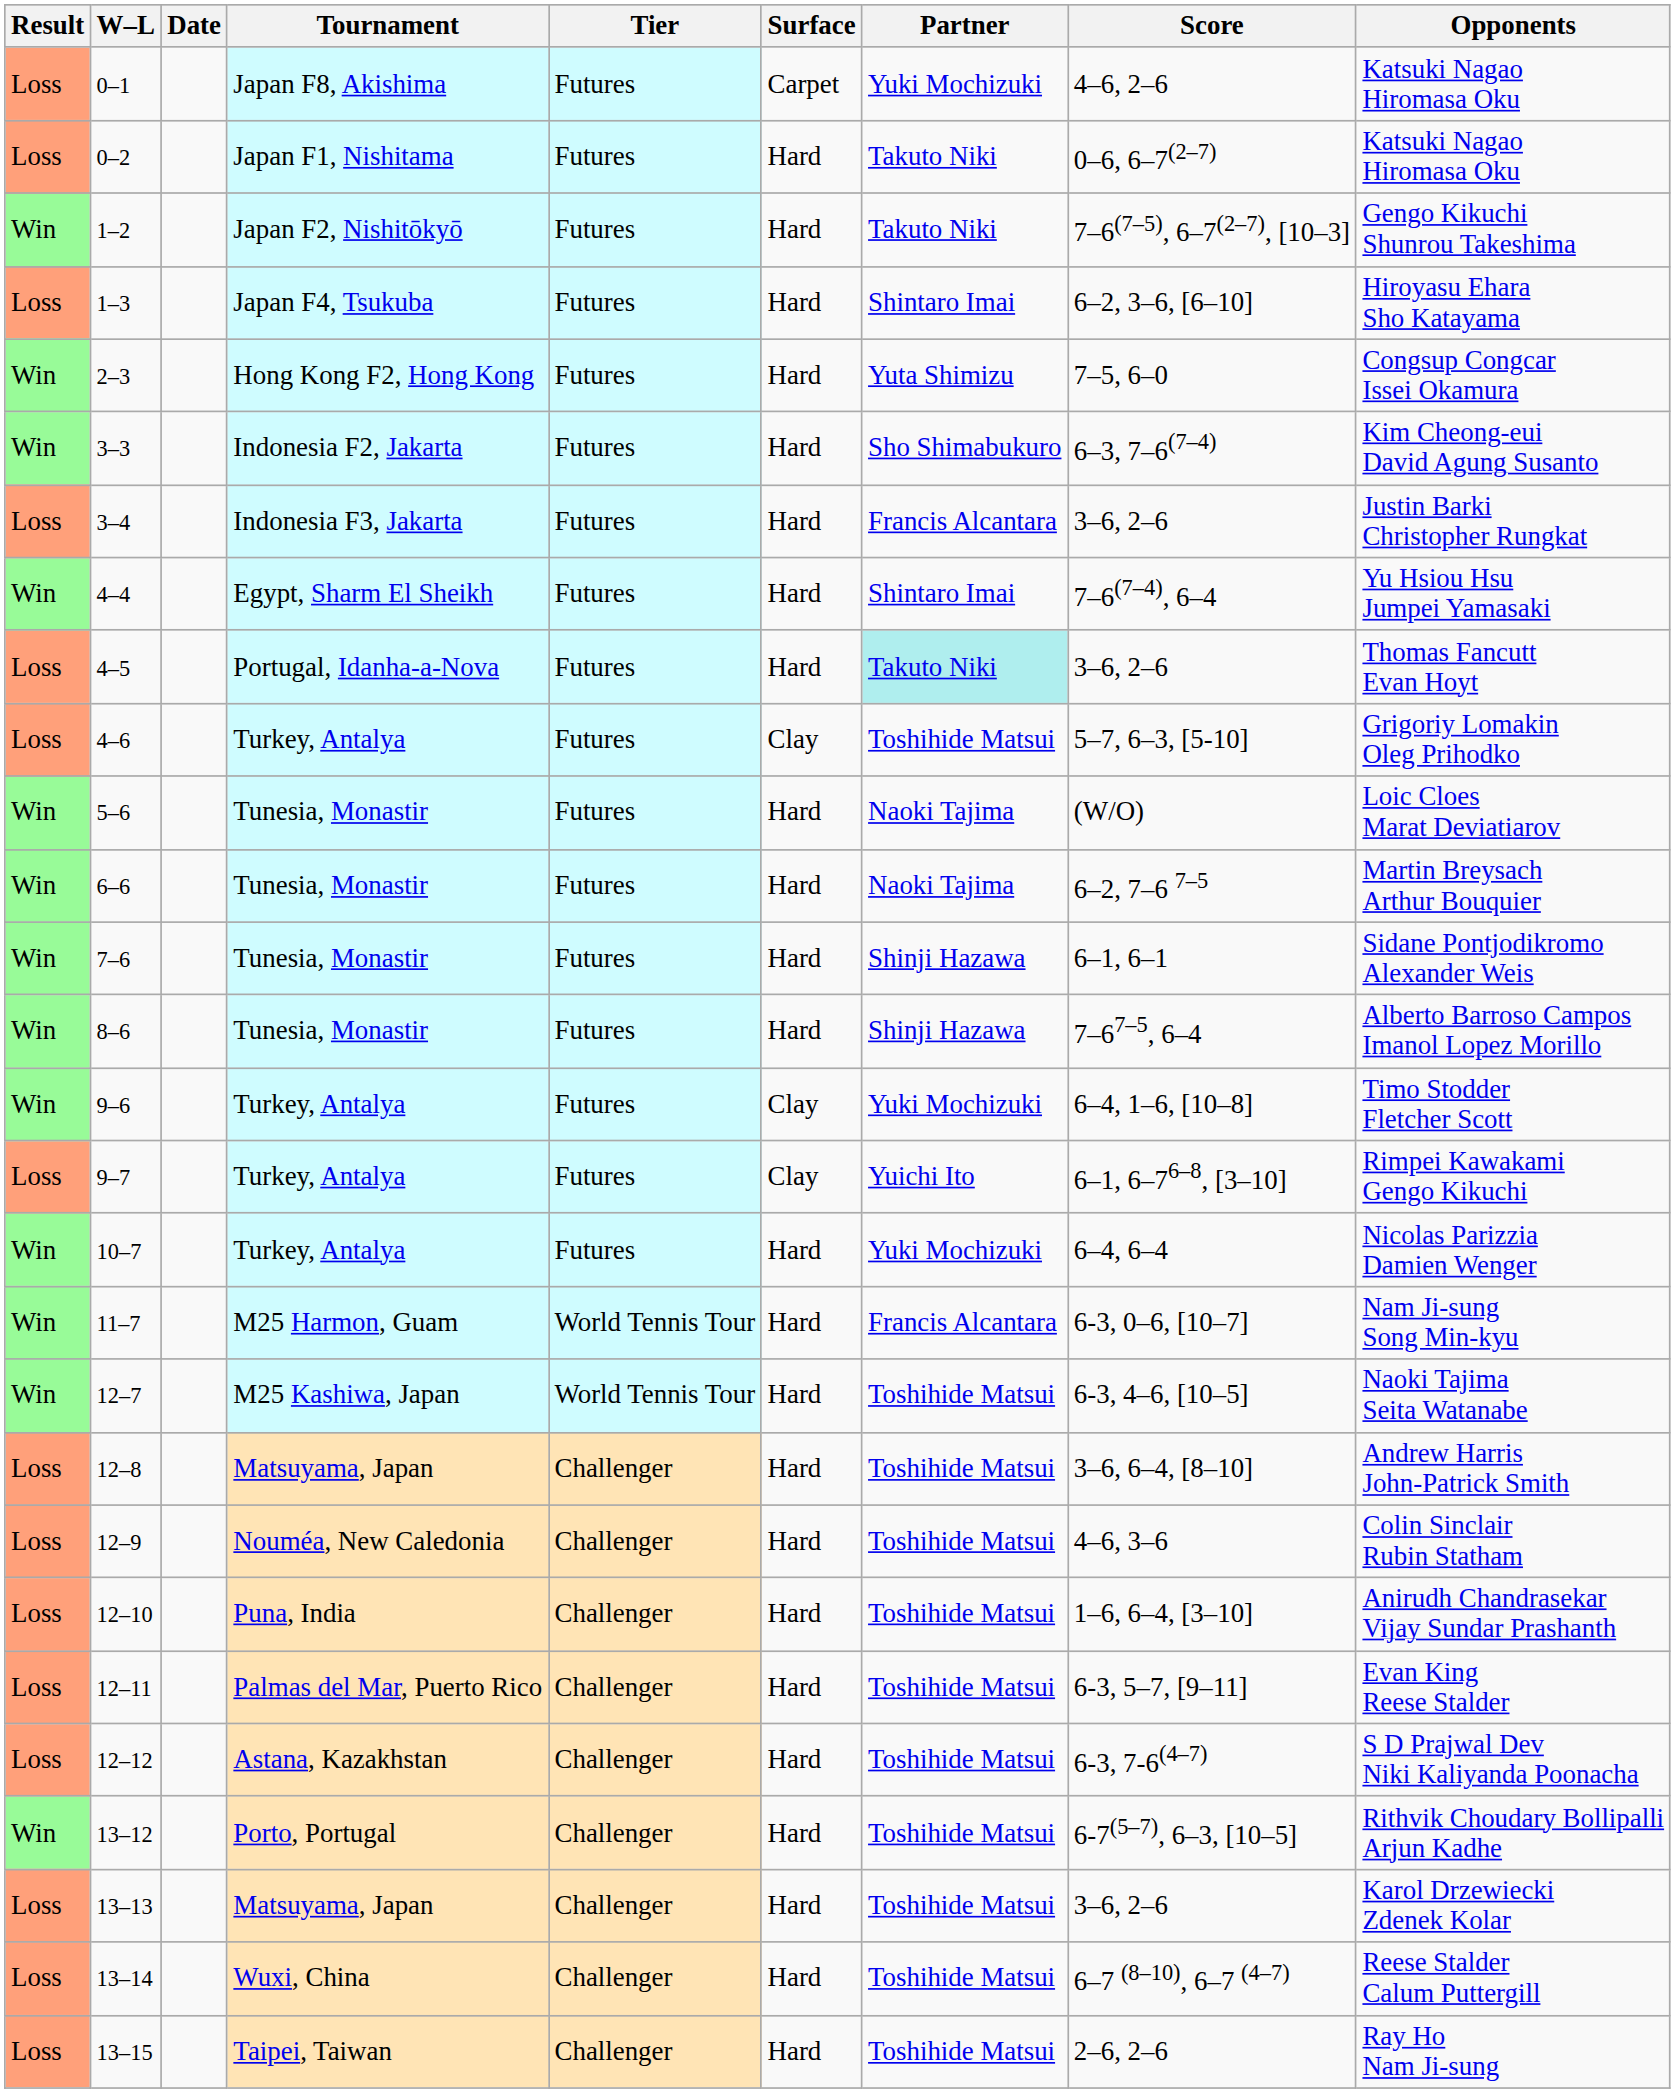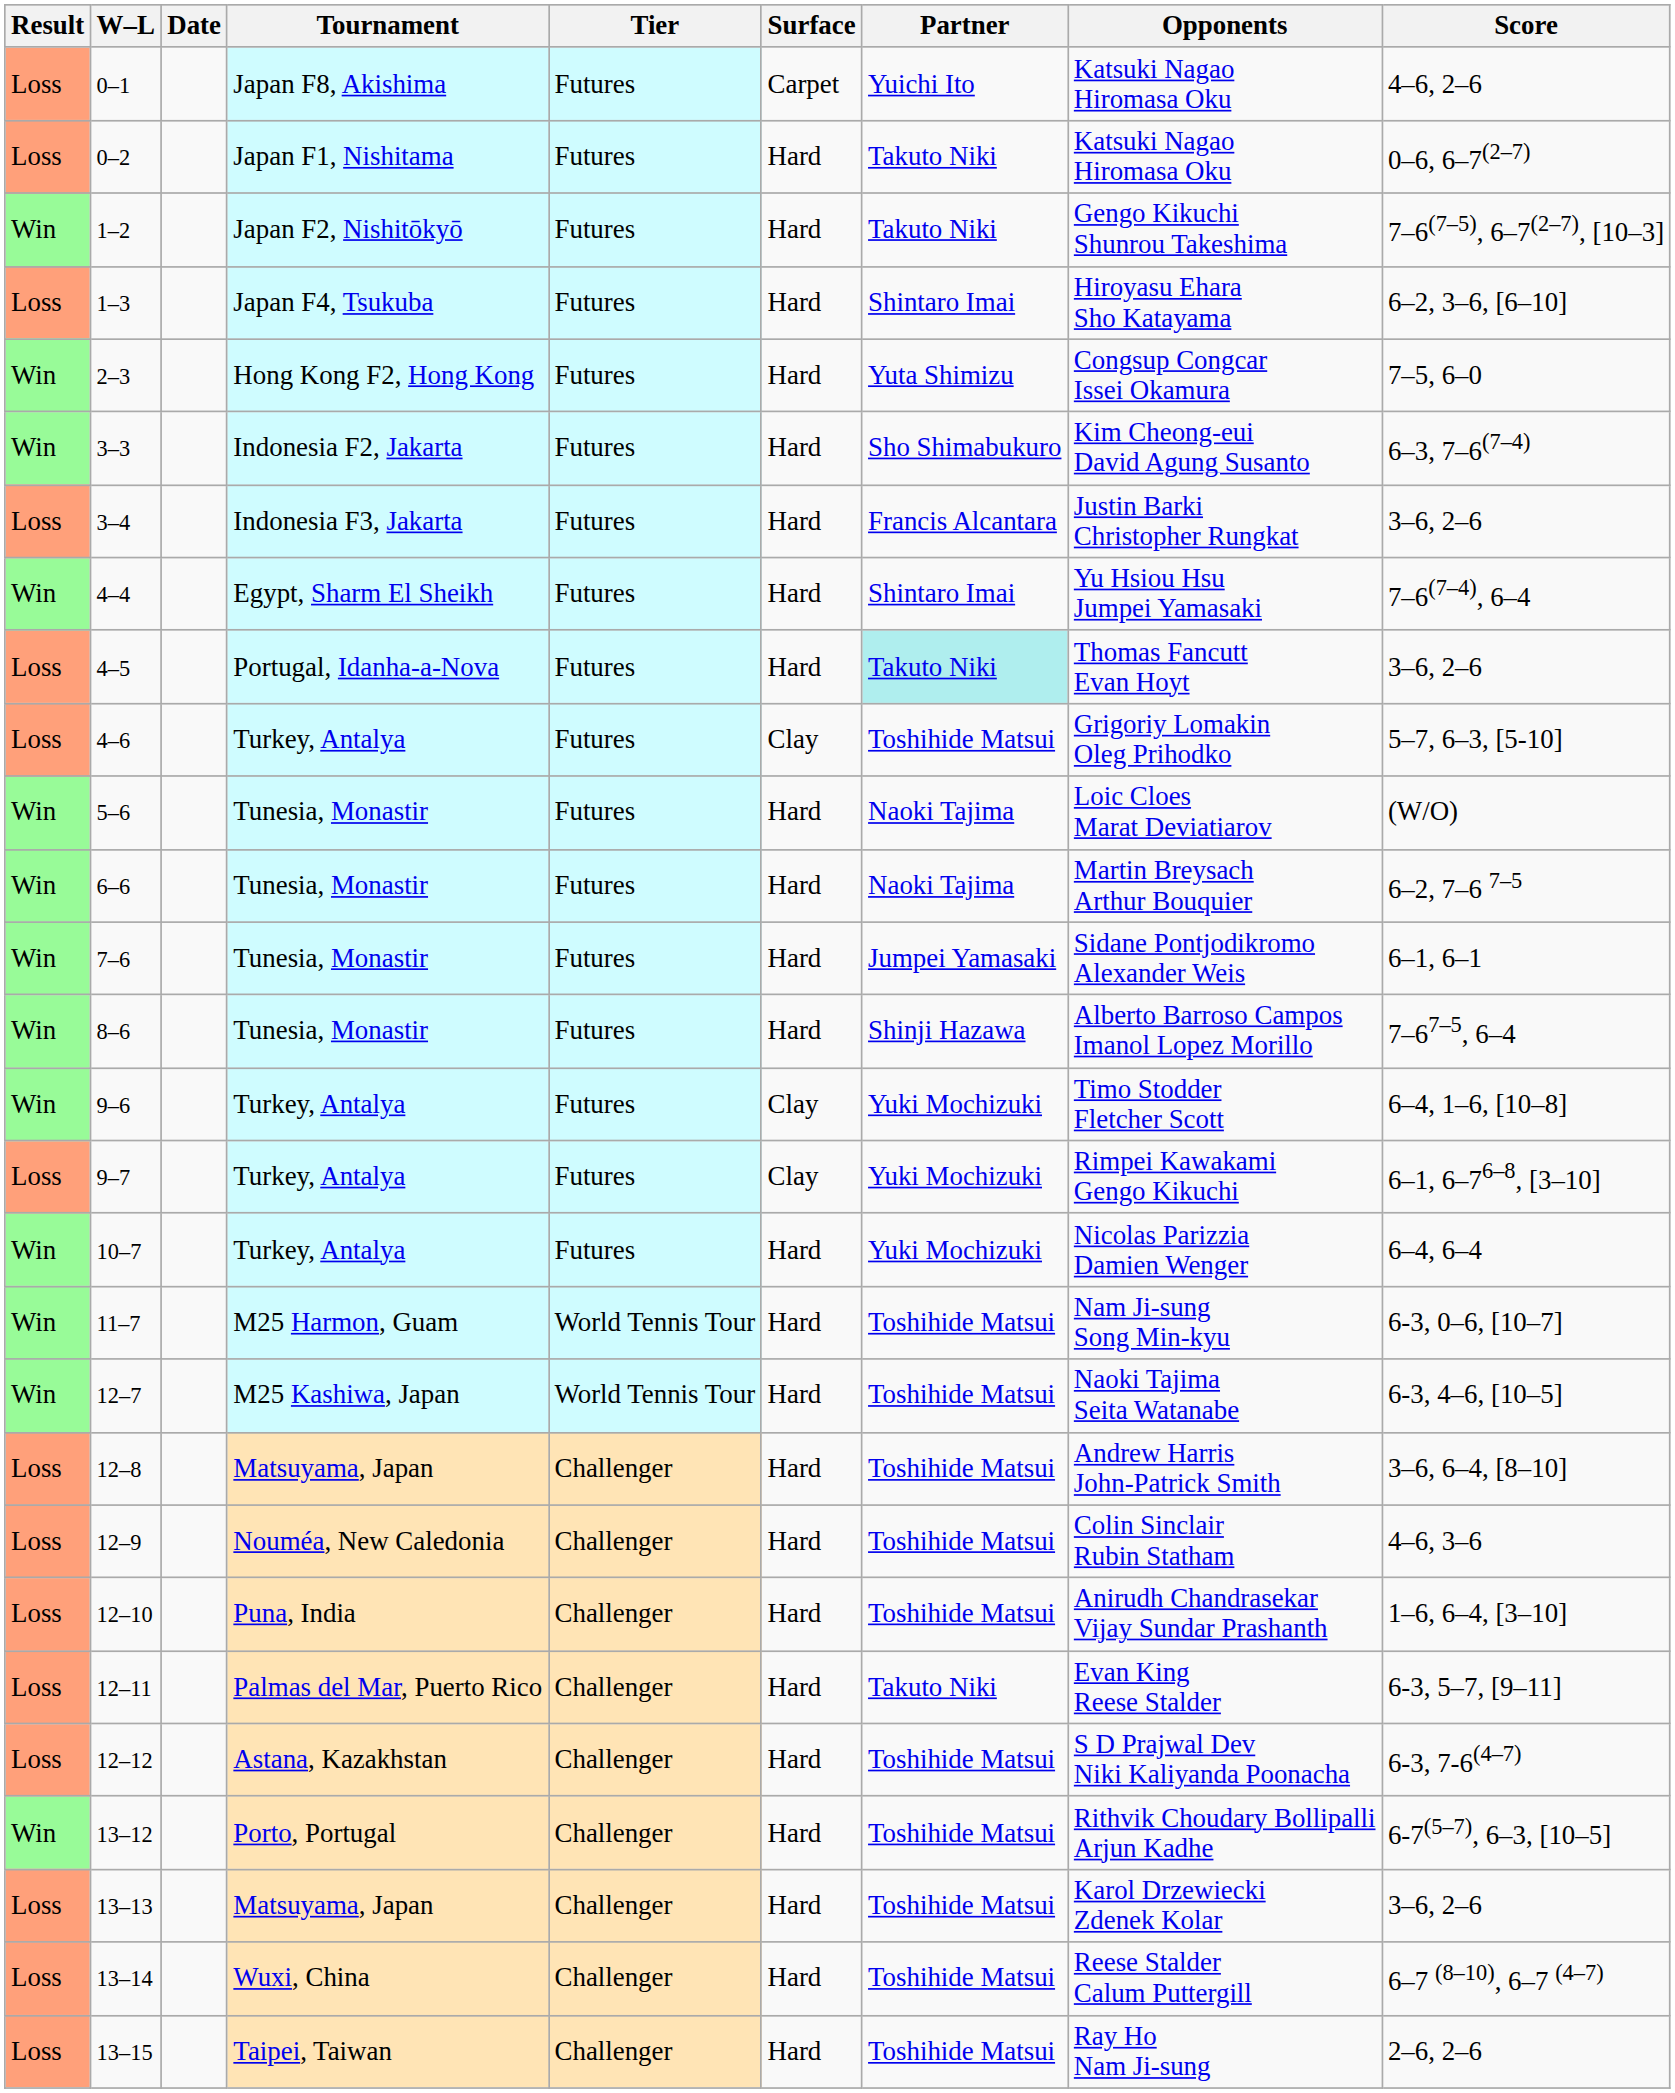columns swapped: (1513, 25) <-> (1212, 25)
(955, 83) Yuki Mochizuki -> (921, 83) Yuichi Ito
(947, 958) Shinji Hazawa -> (962, 958) Jumpei Yamasaki
(921, 1176) Yuichi Ito -> (955, 1176) Yuki Mochizuki
(962, 1322) Francis Alcantara -> (962, 1322) Toshihide Matsui
(962, 1686) Toshihide Matsui -> (932, 1686) Takuto Niki
